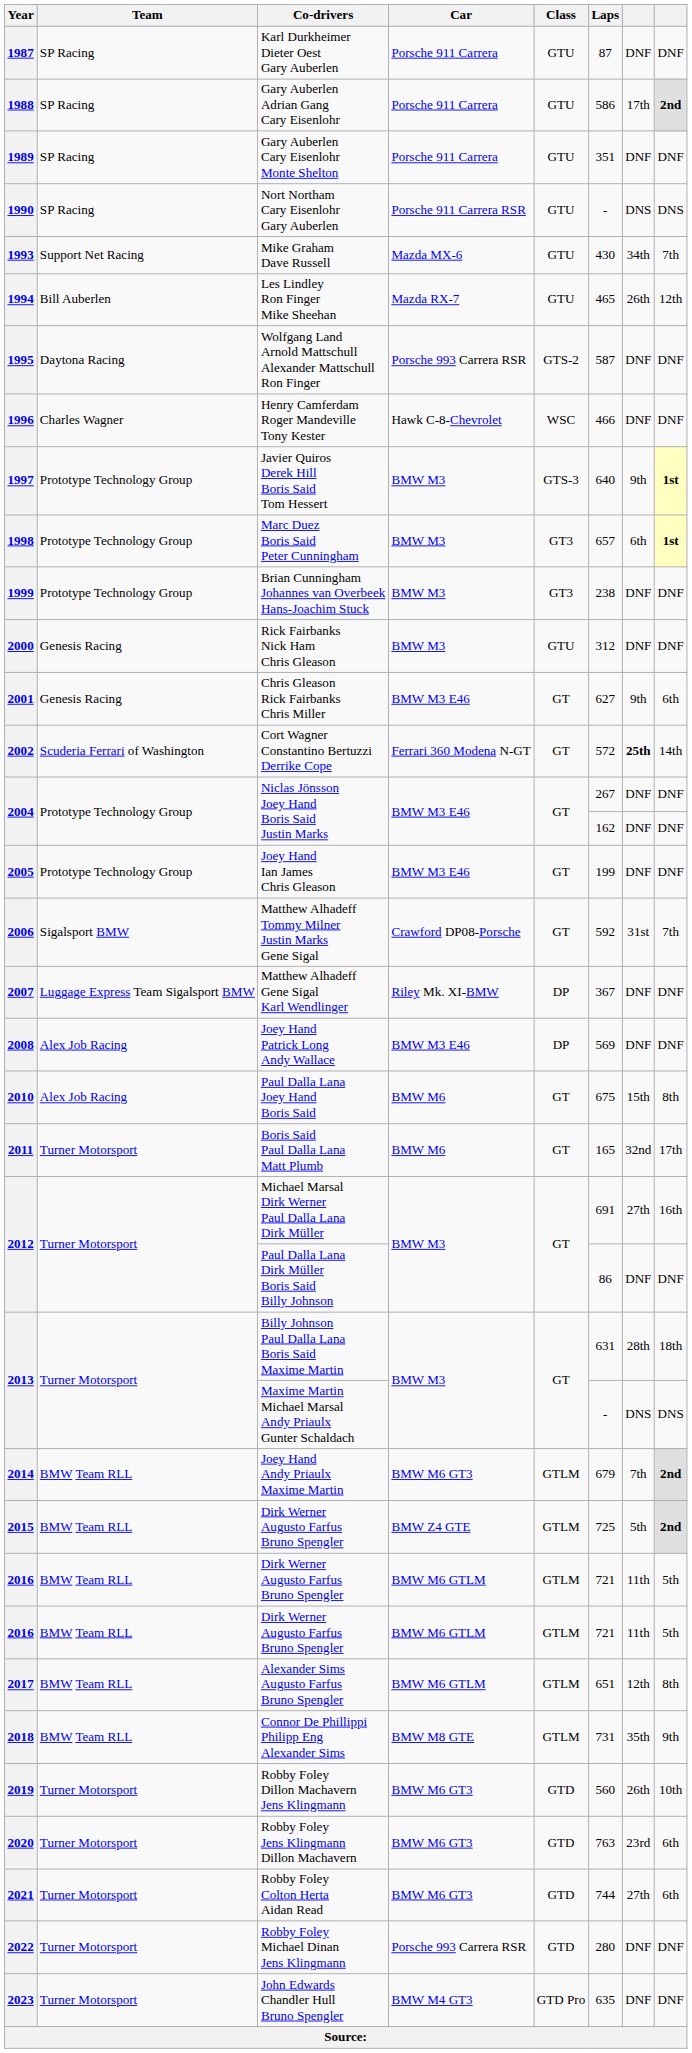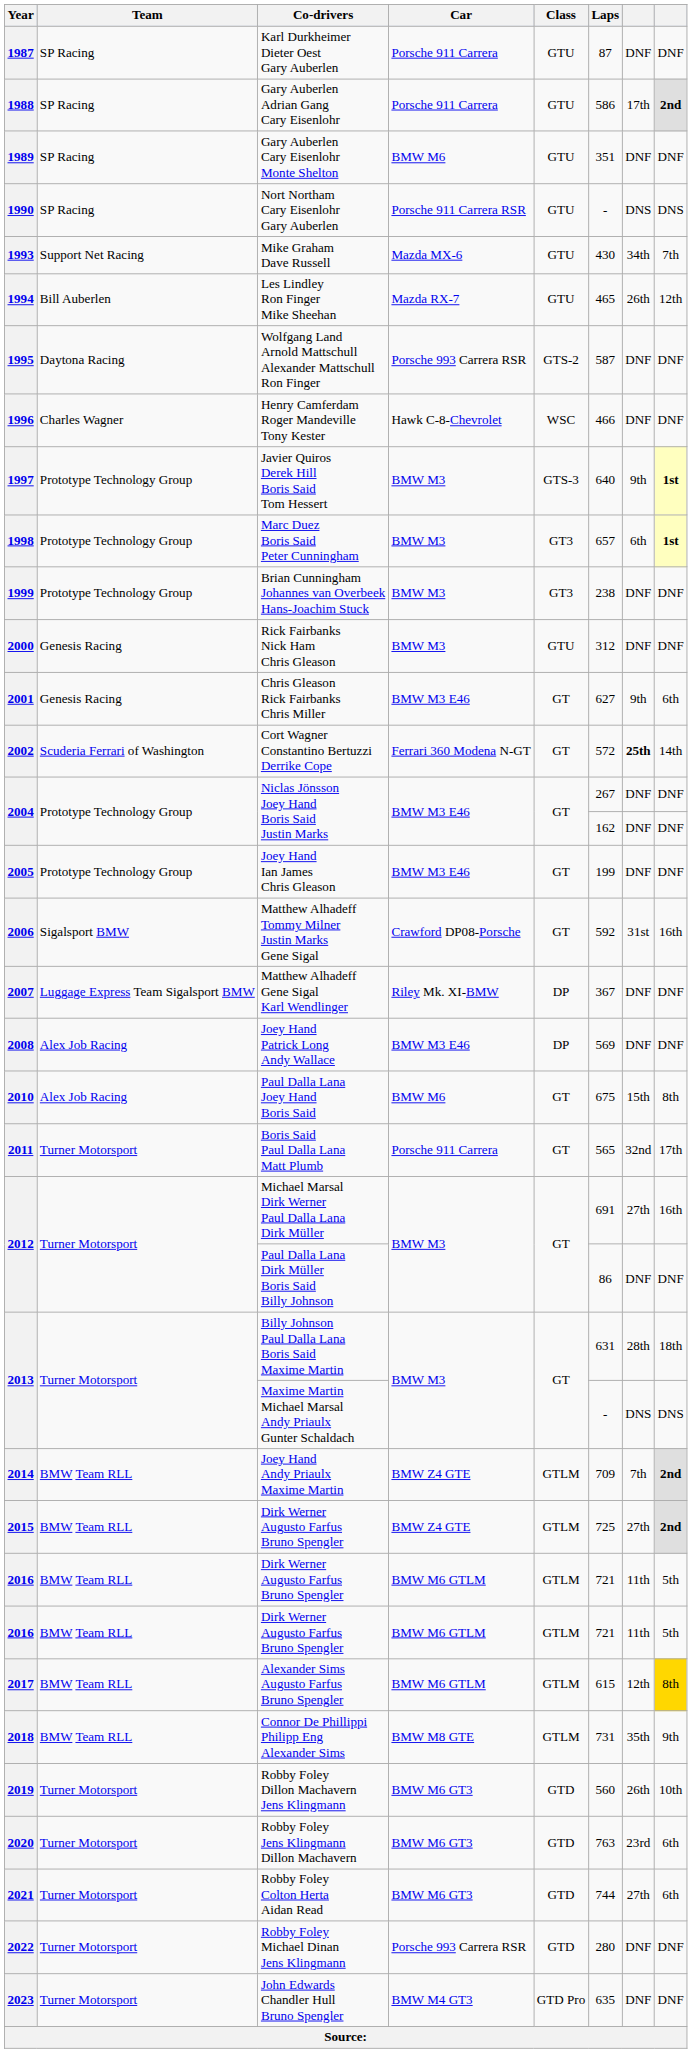(445, 157) Porsche 911 Carrera -> (418, 157) BMW M6
(671, 932) 7th -> (671, 932) 16th
(418, 1150) BMW M6 -> (445, 1150) Porsche 911 Carrera
(605, 1150) 165 -> (605, 1150) 565
(432, 1474) BMW M6 GT3 -> (431, 1474) BMW Z4 GTE
(605, 1474) 679 -> (605, 1474) 709
(638, 1527) 5th -> (638, 1527) 27th
(605, 1685) 651 -> (605, 1685) 615
(671, 1685) no background -> (671, 1685) gold background
